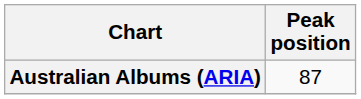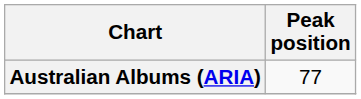(311, 76) 87 -> (311, 76) 77
